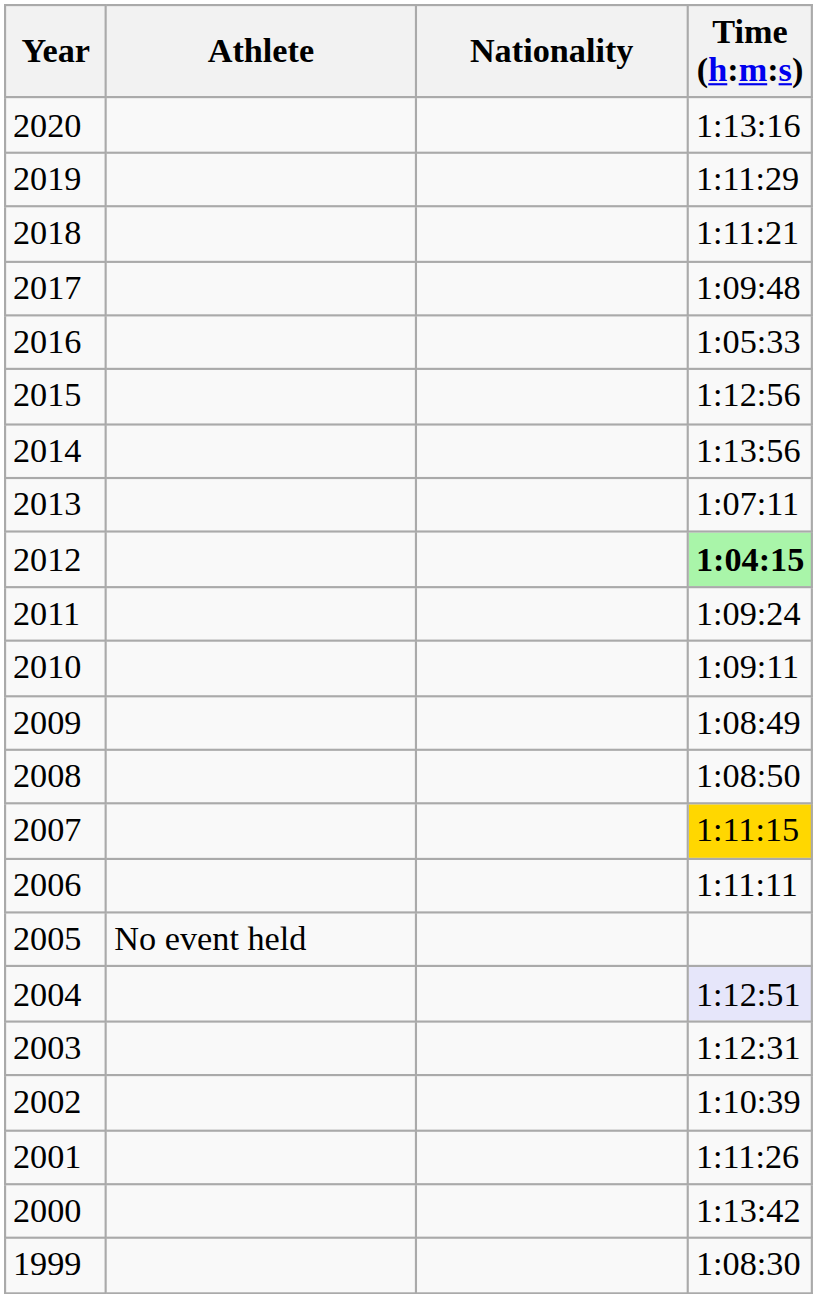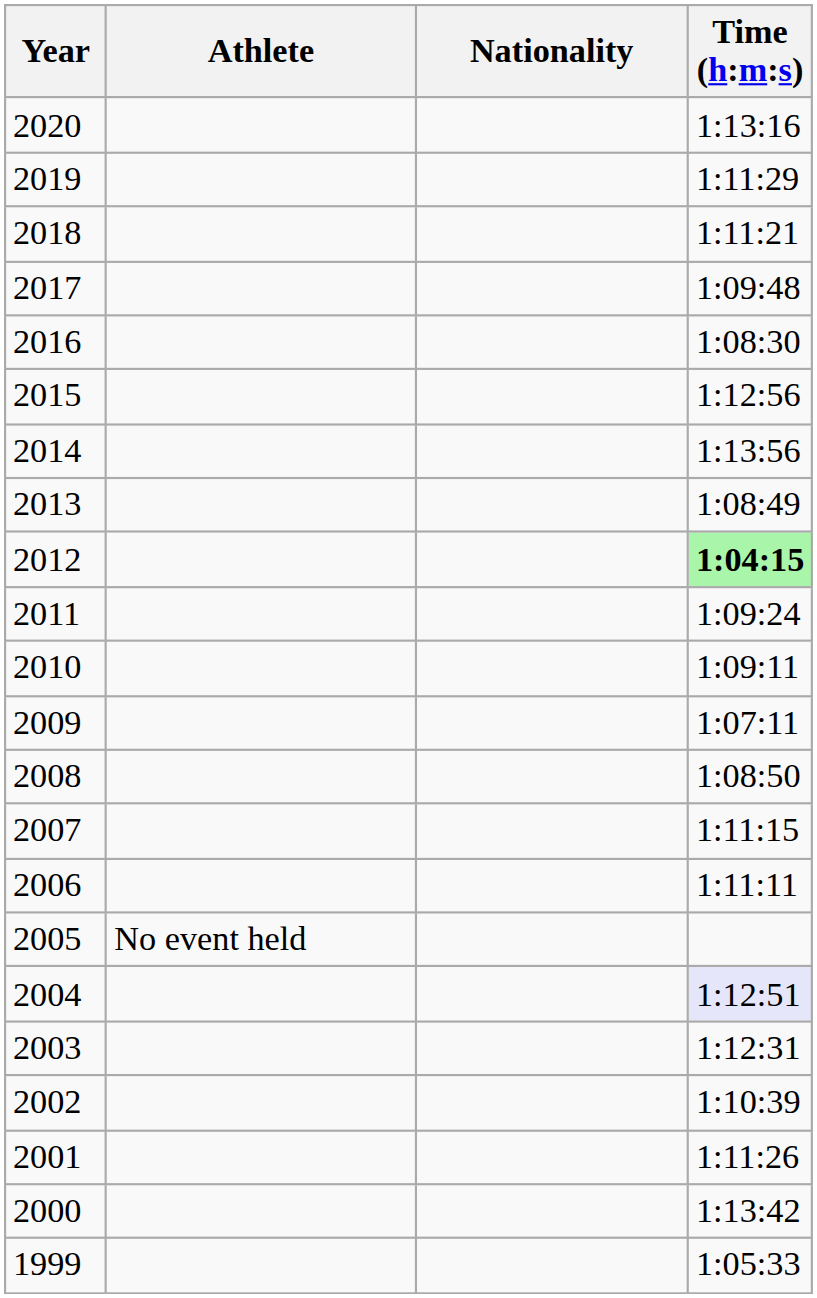(748, 341) 1:05:33 -> (748, 341) 1:08:30
(748, 504) 1:07:11 -> (748, 504) 1:08:49
(748, 721) 1:08:49 -> (748, 721) 1:07:11
(748, 830) gold background -> (748, 830) no background
(748, 1264) 1:08:30 -> (748, 1264) 1:05:33
